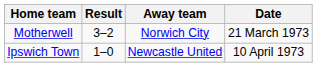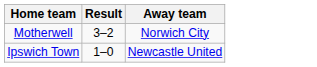- column: (268, 14)
